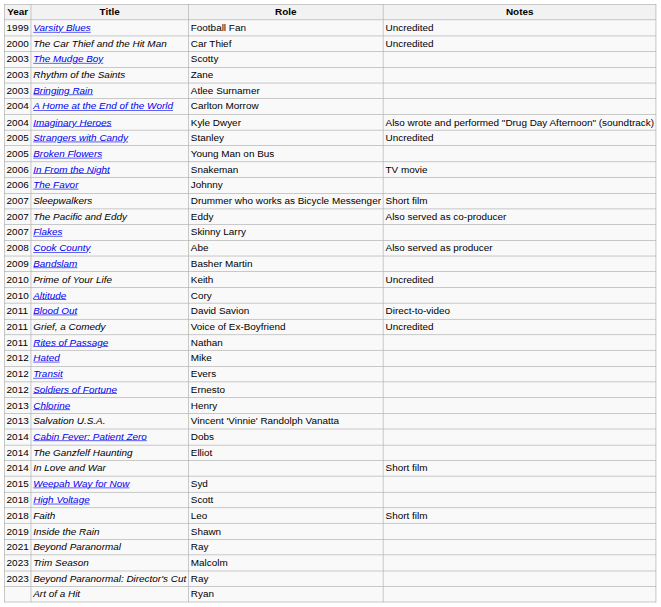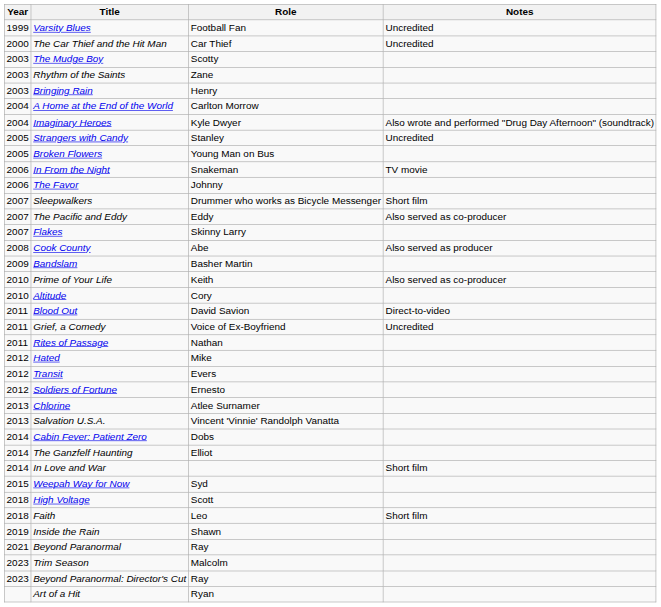(225, 91) Atlee Surnamer -> (204, 91) Henry
(410, 279) Uncredited -> (446, 279) Also served as co-producer
(204, 405) Henry -> (225, 405) Atlee Surnamer
